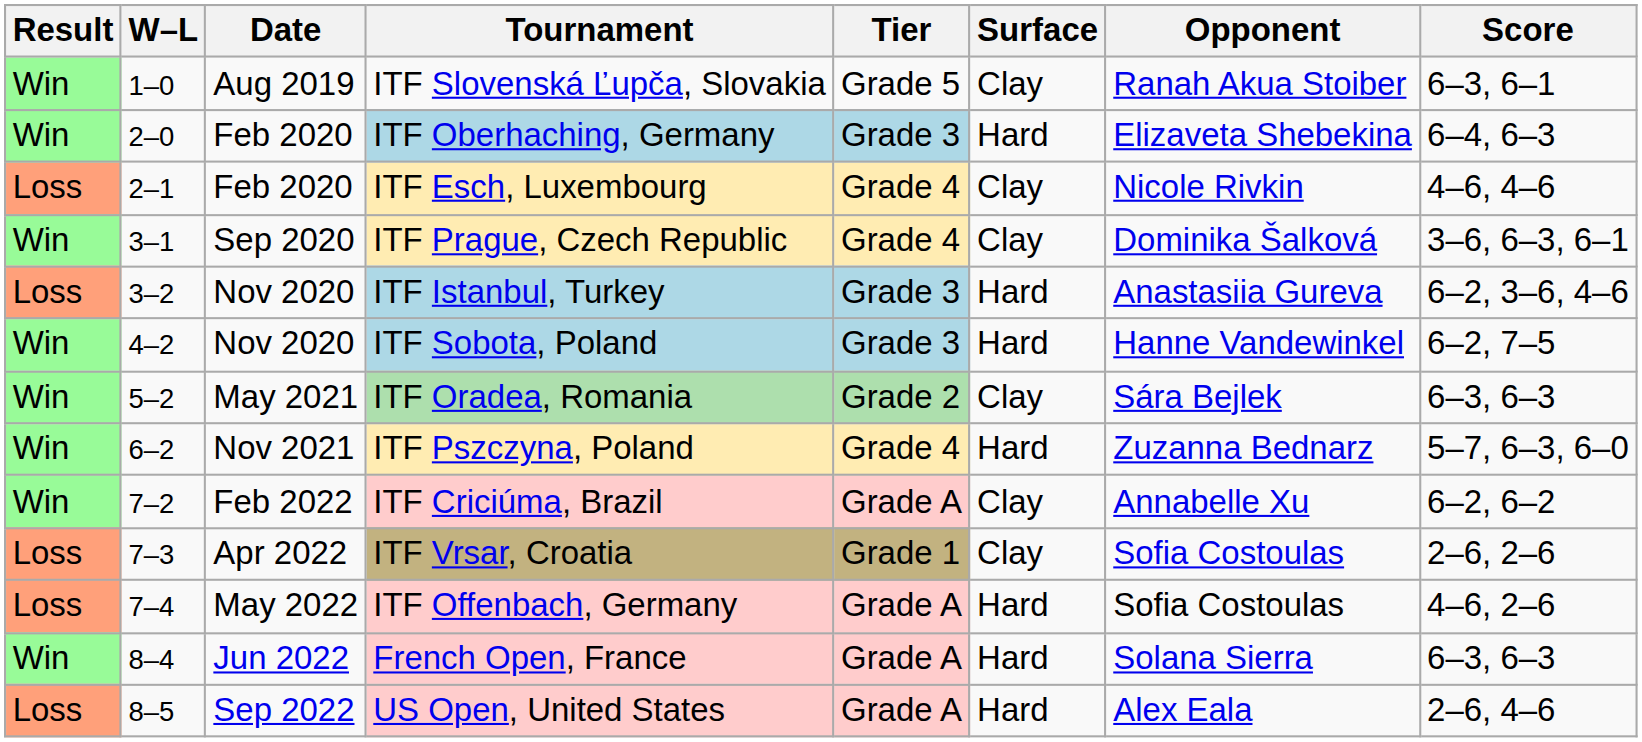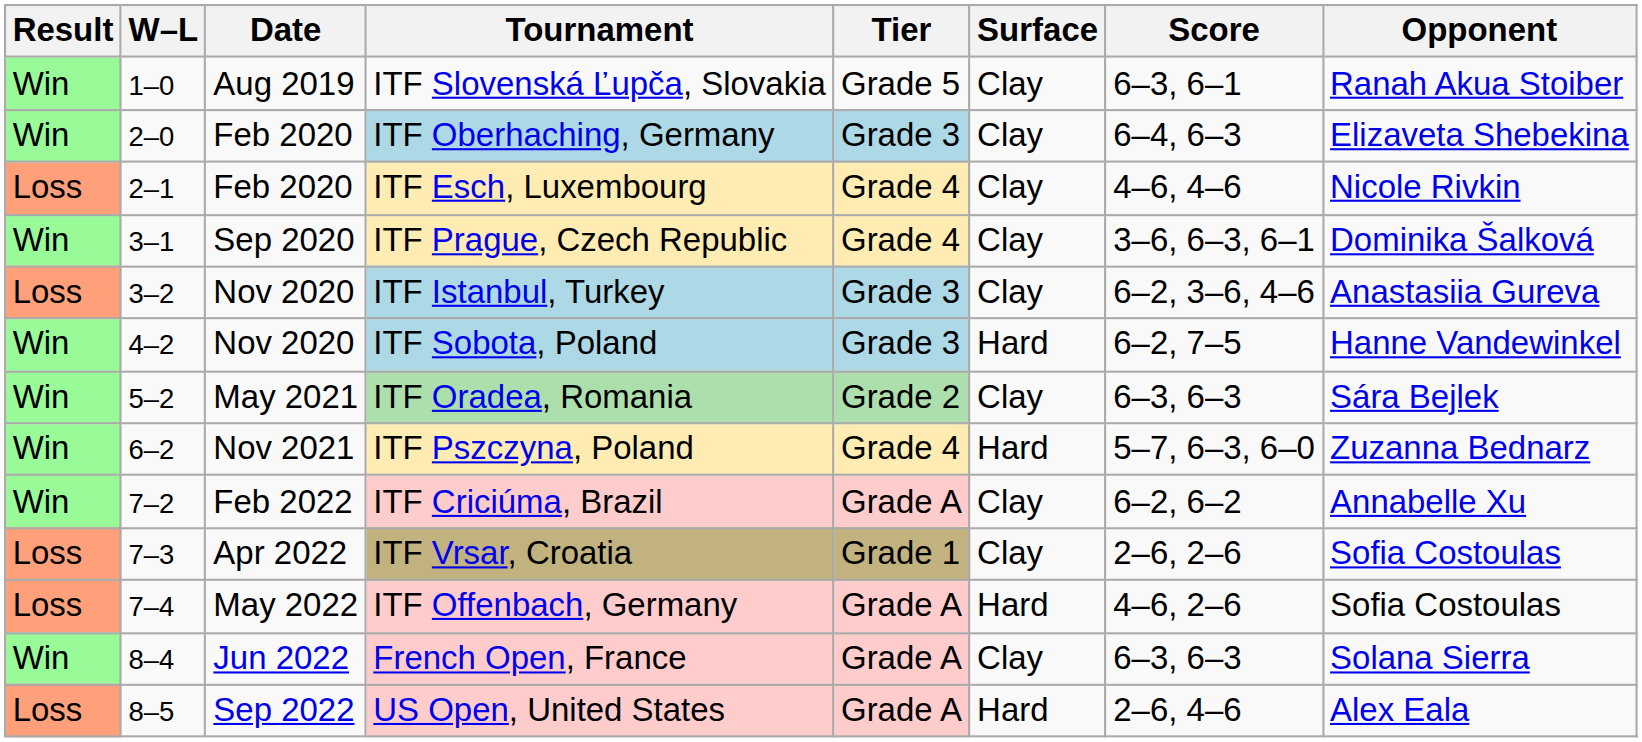columns swapped: (1263, 30) <-> (1528, 30)
(1013, 135) Hard -> (1010, 135) Clay
(1013, 291) Hard -> (1010, 291) Clay
(1013, 657) Hard -> (1010, 657) Clay
